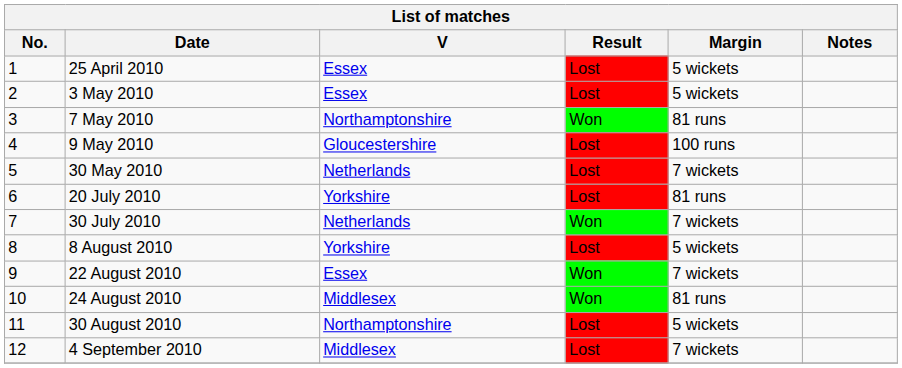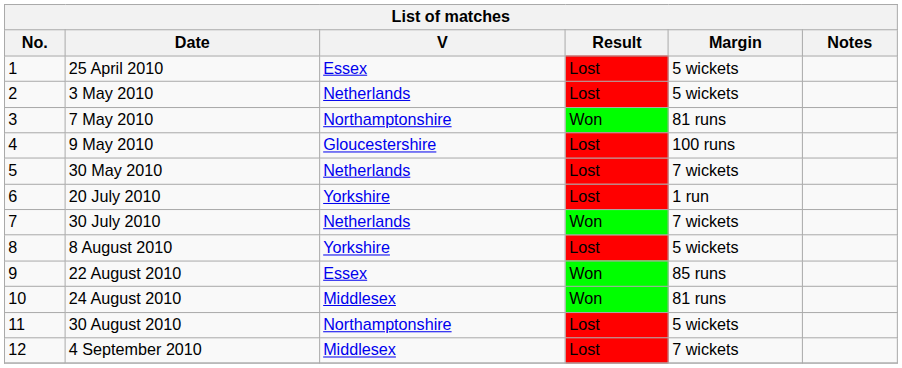(345, 94) Essex -> (367, 94) Netherlands
(699, 196) 81 runs -> (691, 196) 1 run
(705, 273) 7 wickets -> (699, 273) 85 runs
